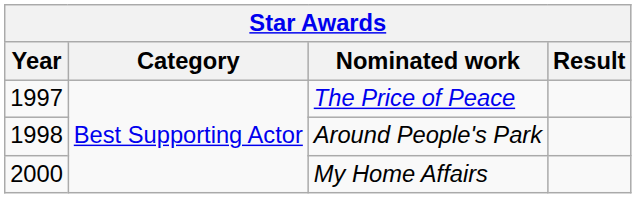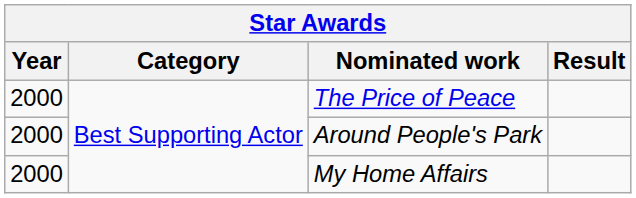(37, 98) 1997 -> (37, 98) 2000
(37, 135) 1998 -> (37, 135) 2000
